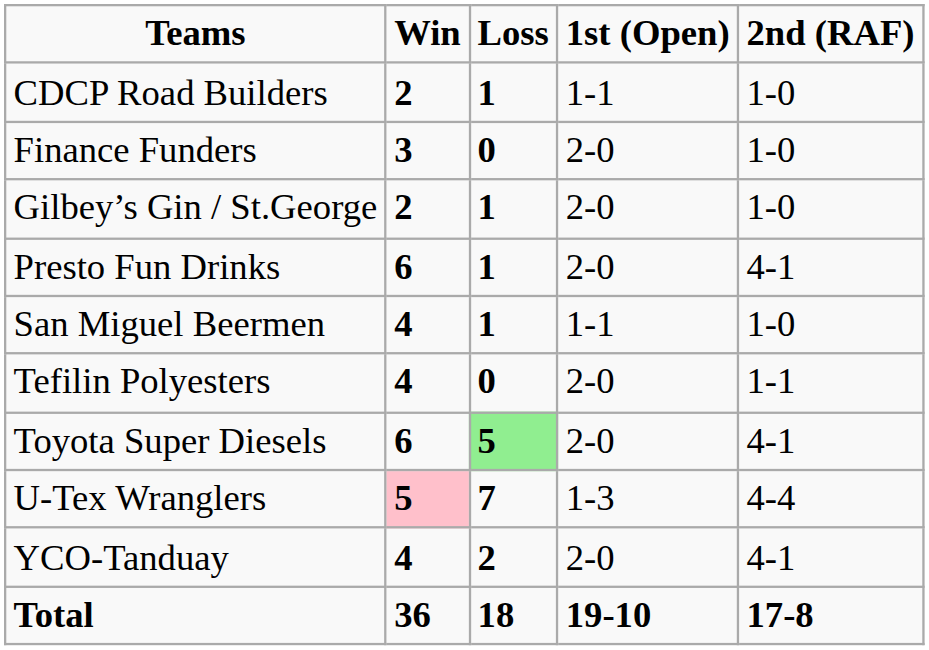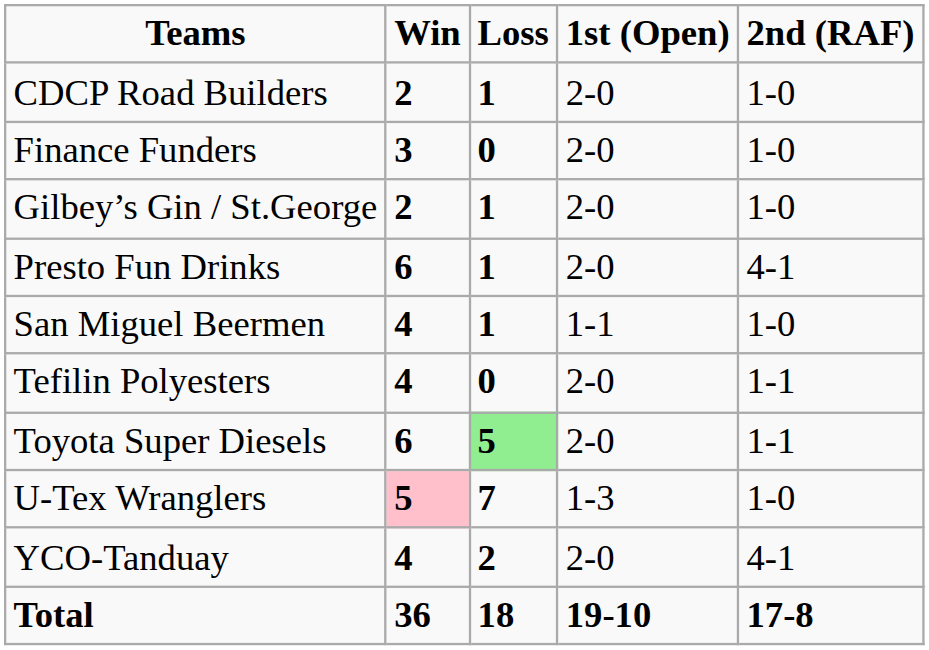(590, 91) 1-1 -> (590, 91) 2-0
(771, 440) 4-1 -> (771, 440) 1-1
(771, 498) 4-4 -> (771, 498) 1-0
